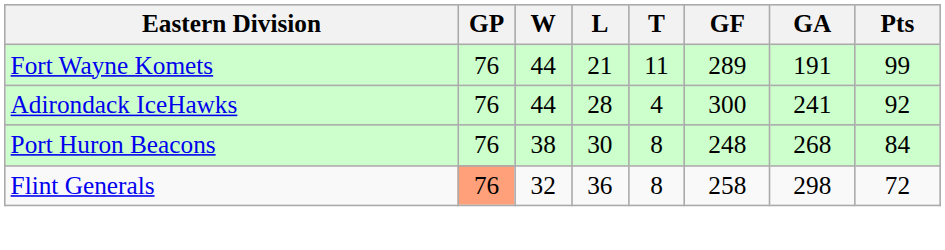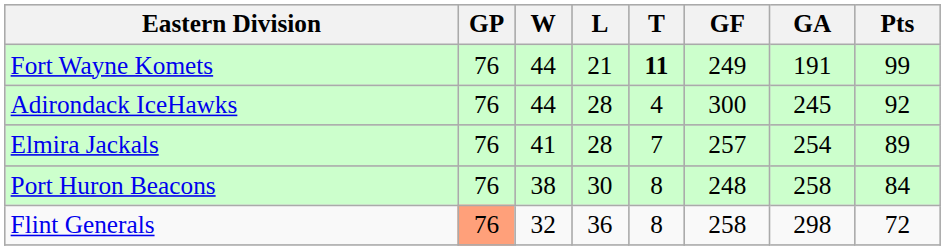(656, 64) normal -> (656, 64) bold
(727, 64) 289 -> (727, 64) 249
(812, 104) 241 -> (812, 104) 245
+ row: (85, 144)
(812, 144) 268 -> (812, 184) 258
